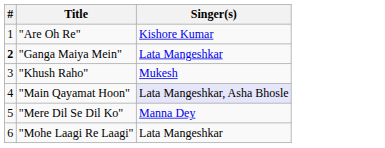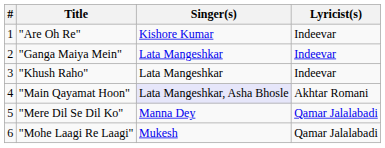+ column: (336, 14)
(10, 54) bold -> (10, 54) normal
(158, 73) Mukesh -> (181, 73) Lata Mangeshkar
(181, 133) Lata Mangeshkar -> (158, 133) Mukesh
